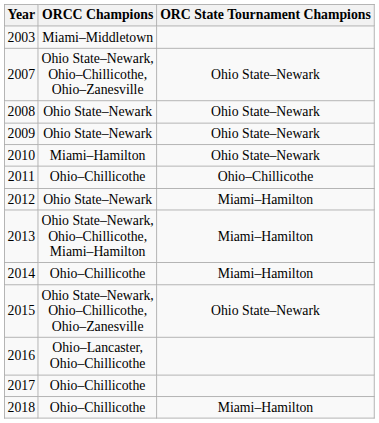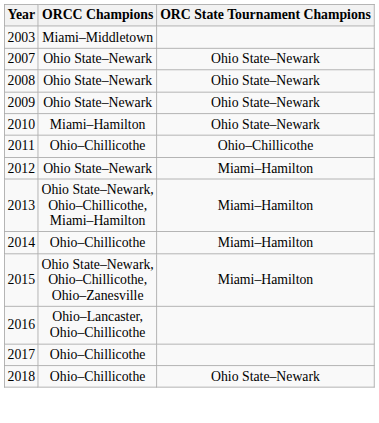(98, 74) Ohio State–Newark, Ohio–Chillicothe, Ohio–Zanesville -> (98, 59) Ohio State–Newark
(265, 311) Ohio State–Newark -> (265, 280) Miami–Hamilton
(265, 407) Miami–Hamilton -> (265, 376) Ohio State–Newark
